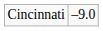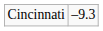(83, 14) –9.0 -> (83, 14) –9.3
